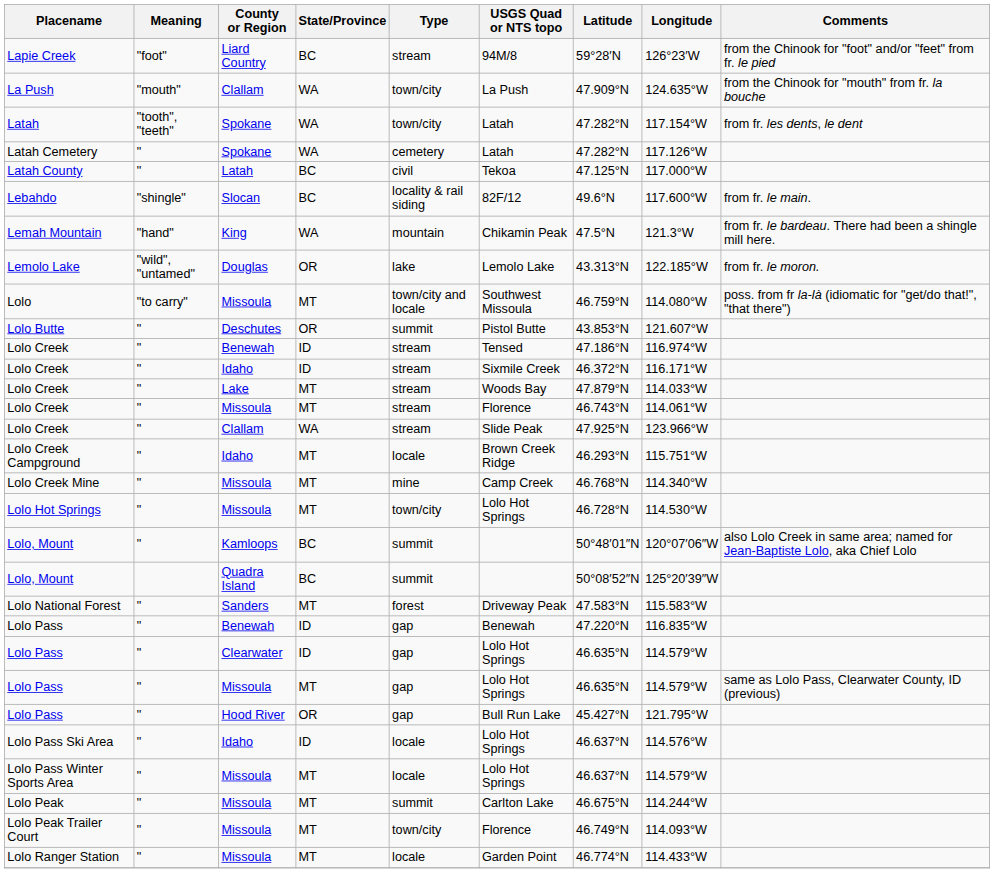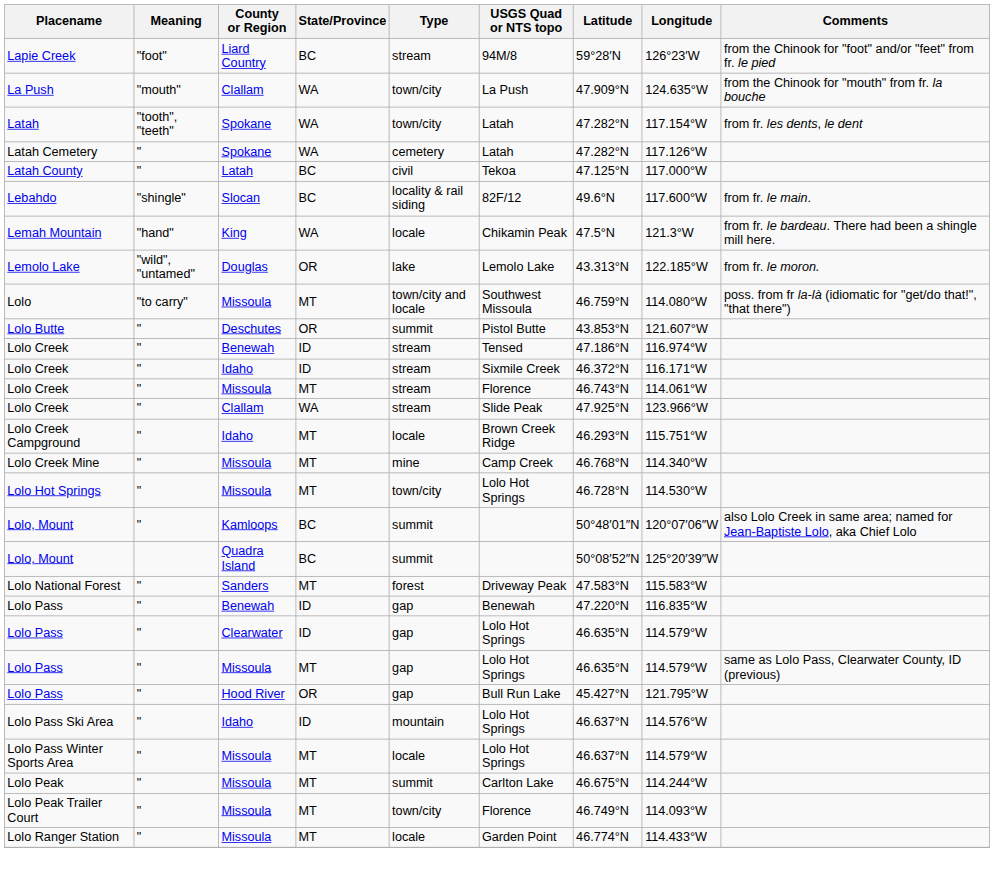(418, 233) mountain -> (409, 233) locale
- row: (38, 388)
(409, 741) locale -> (418, 721) mountain
